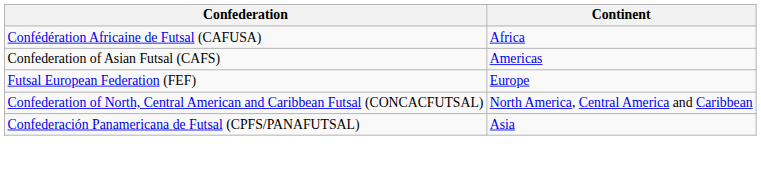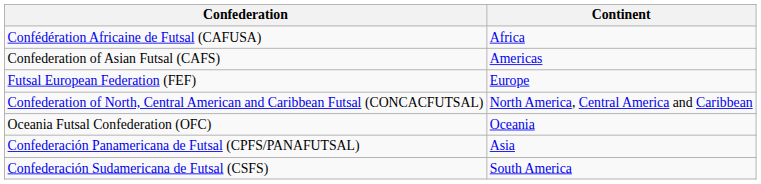+ row: (109, 124)
+ row: (138, 168)
